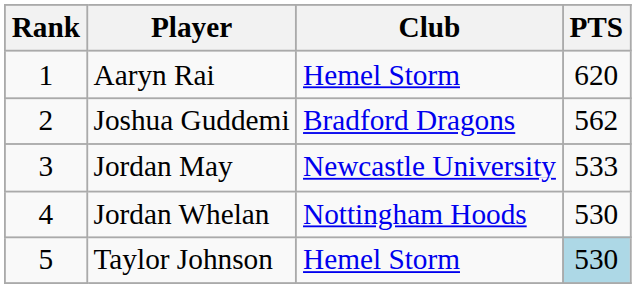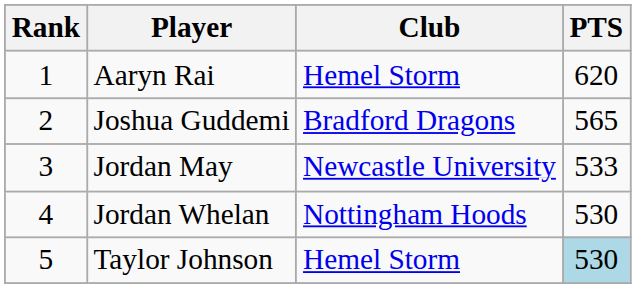(596, 120) 562 -> (596, 120) 565
